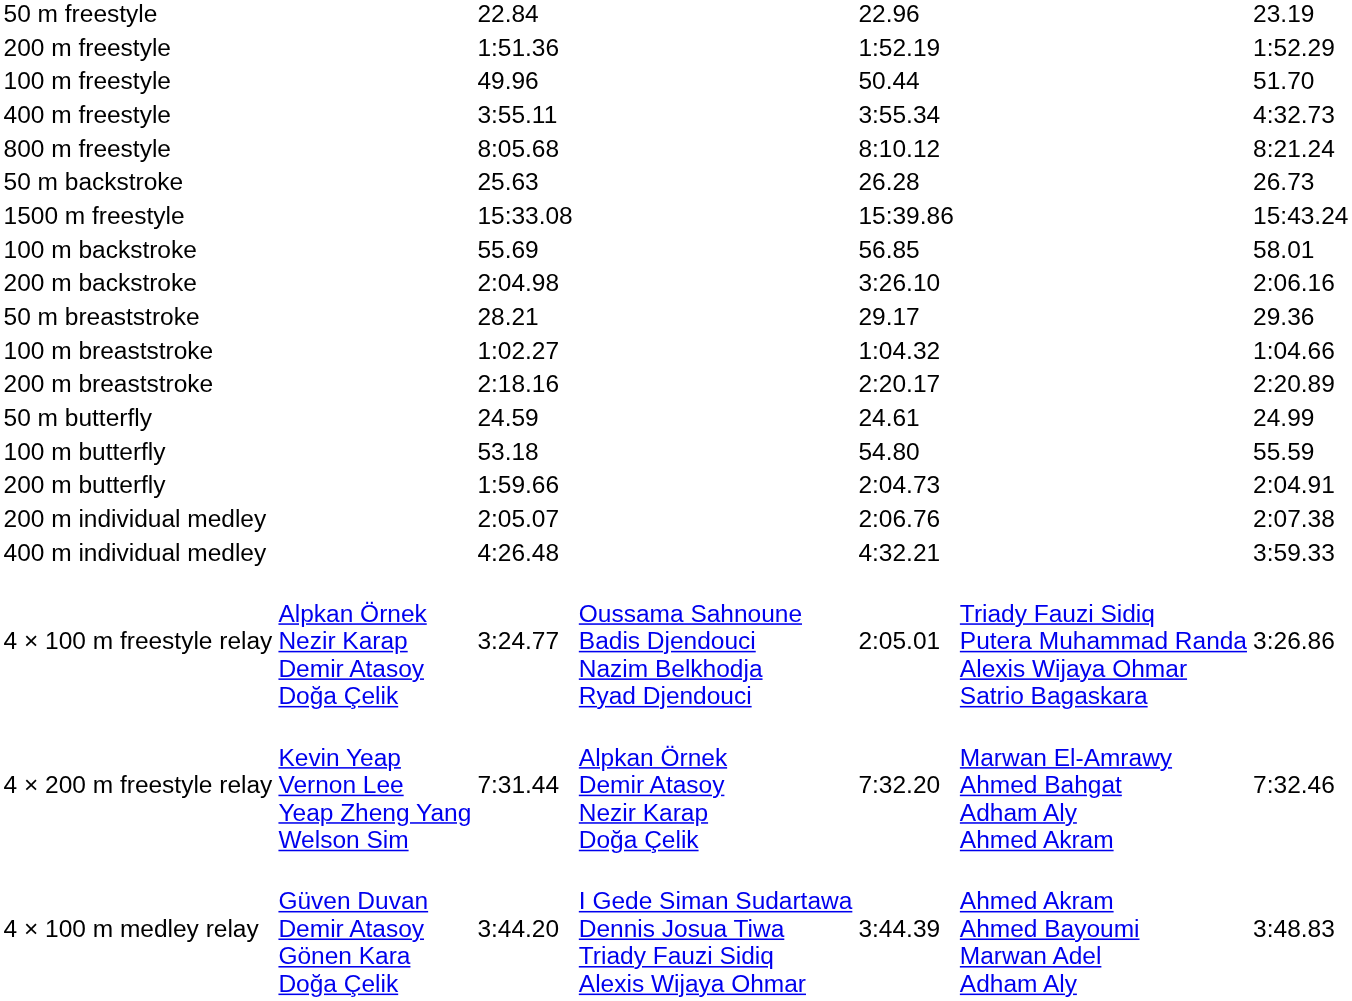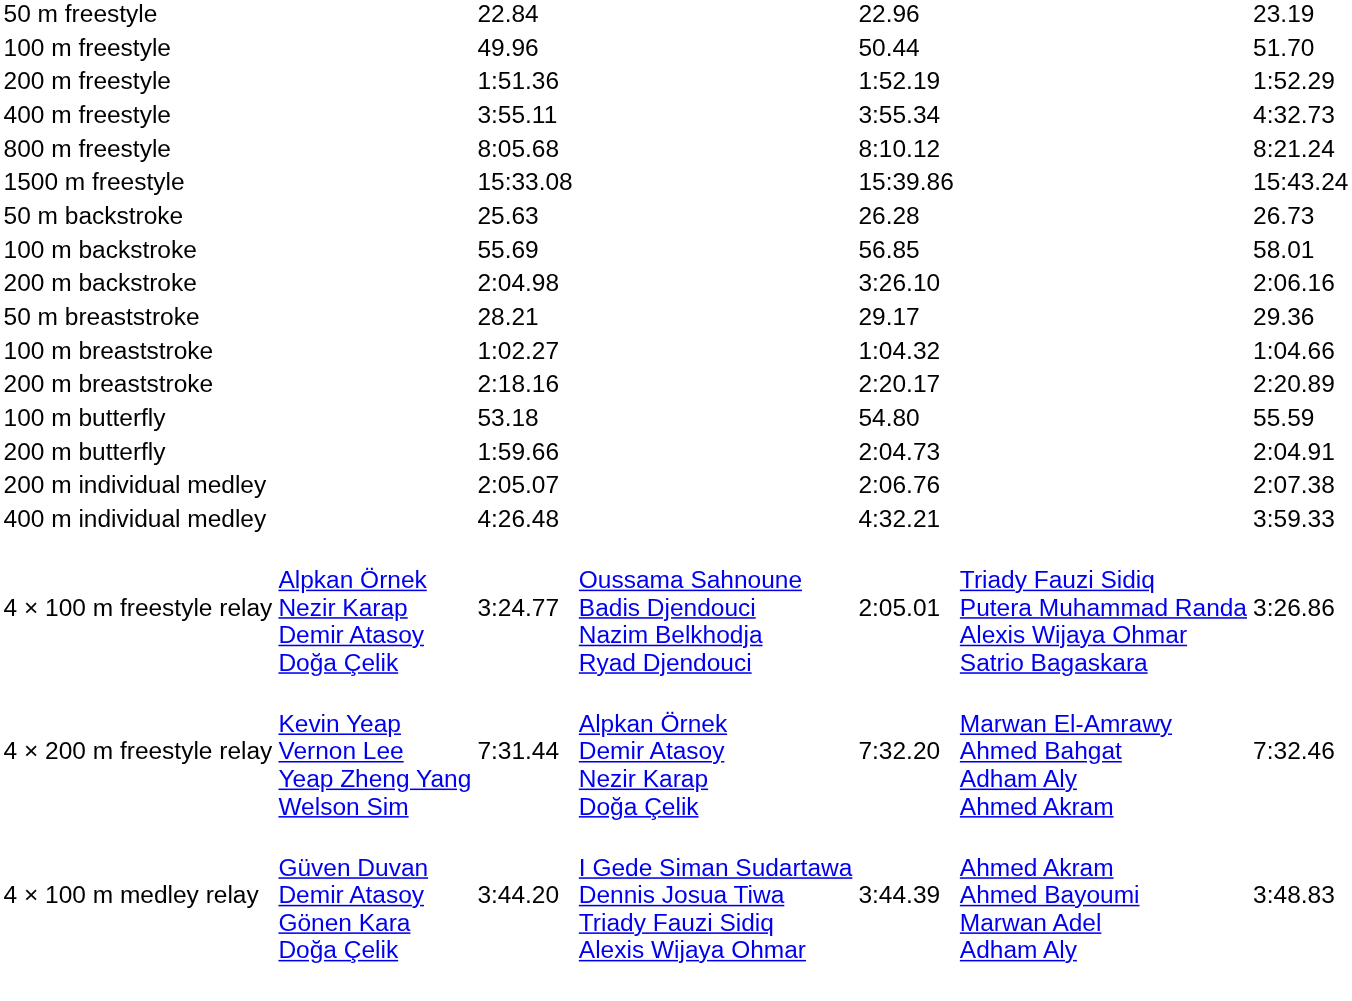rows swapped: (87, 81) <-> (87, 47)
rows swapped: (94, 216) <-> (93, 182)
- row: (78, 418)
